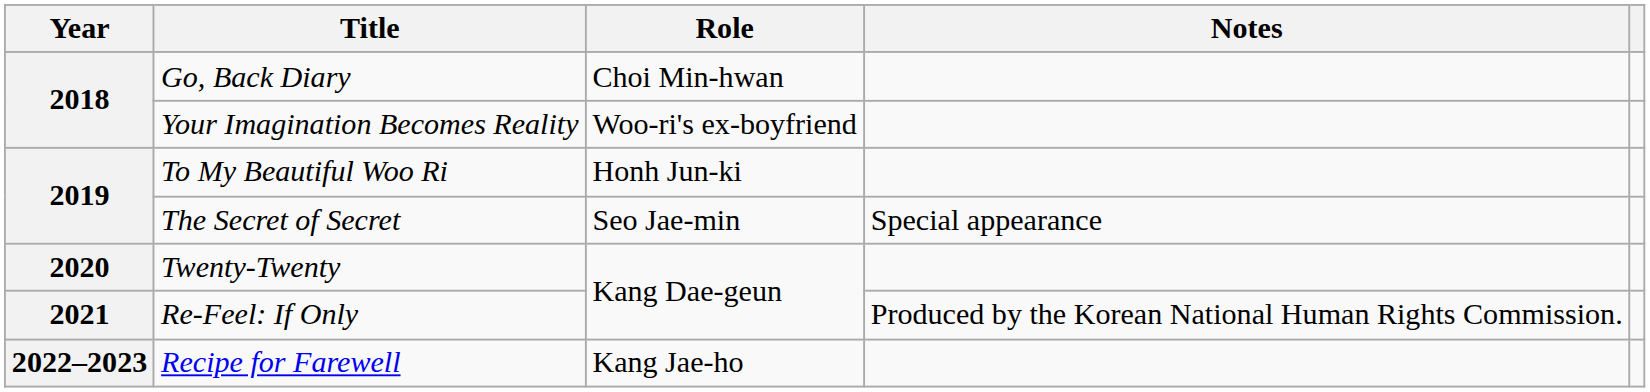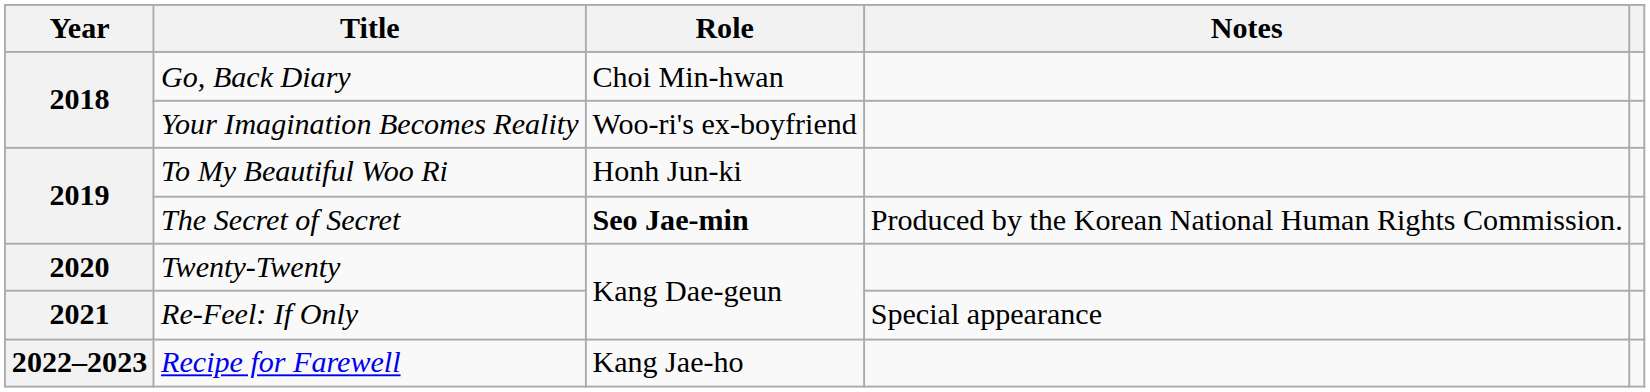(666, 219) normal -> (671, 219) bold
(986, 219) Special appearance -> (1247, 219) Produced by the Korean National Human Rights Commission.
(1247, 314) Produced by the Korean National Human Rights Commission. -> (986, 314) Special appearance
